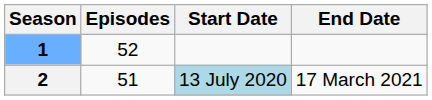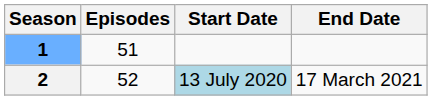(128, 49) 52 -> (128, 49) 51
(128, 79) 51 -> (128, 79) 52
